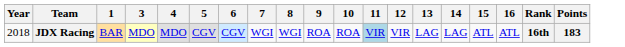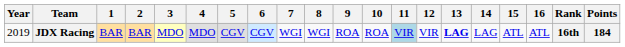+ column: (140, 14)
(18, 33) 2018 -> (18, 33) 2019
(427, 33) normal -> (456, 33) bold
(572, 33) 183 -> (602, 33) 184
